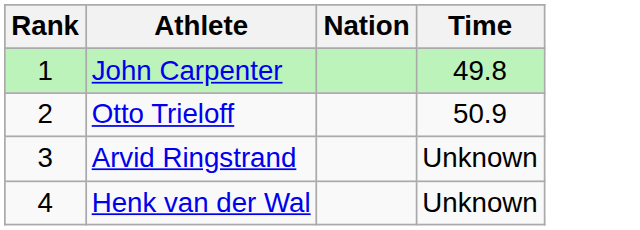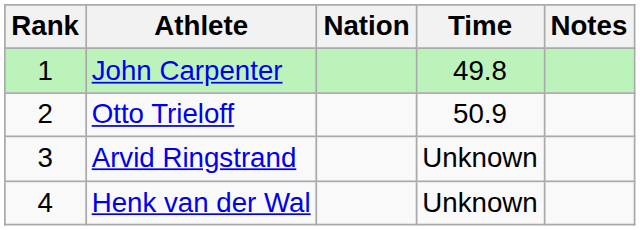+ column: (589, 26)
